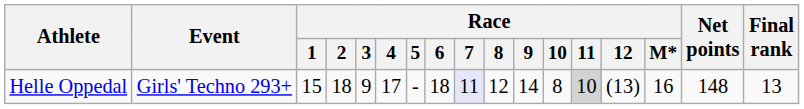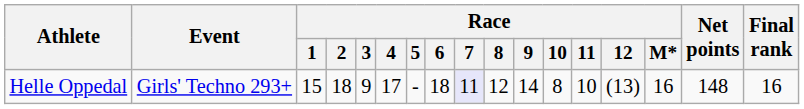(586, 86) lightgrey background -> (586, 86) no background
(771, 86) 13 -> (771, 86) 16
